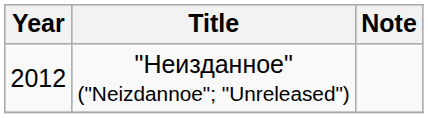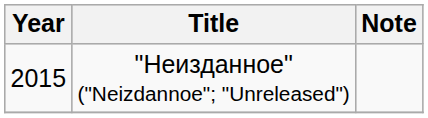(38, 77) 2012 -> (38, 77) 2015
